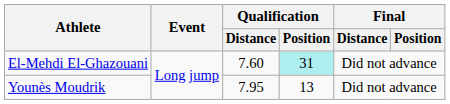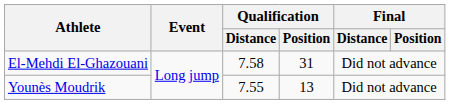(251, 63) 7.60 -> (251, 63) 7.58
(307, 63) paleturquoise background -> (307, 63) no background
(251, 87) 7.95 -> (251, 87) 7.55
